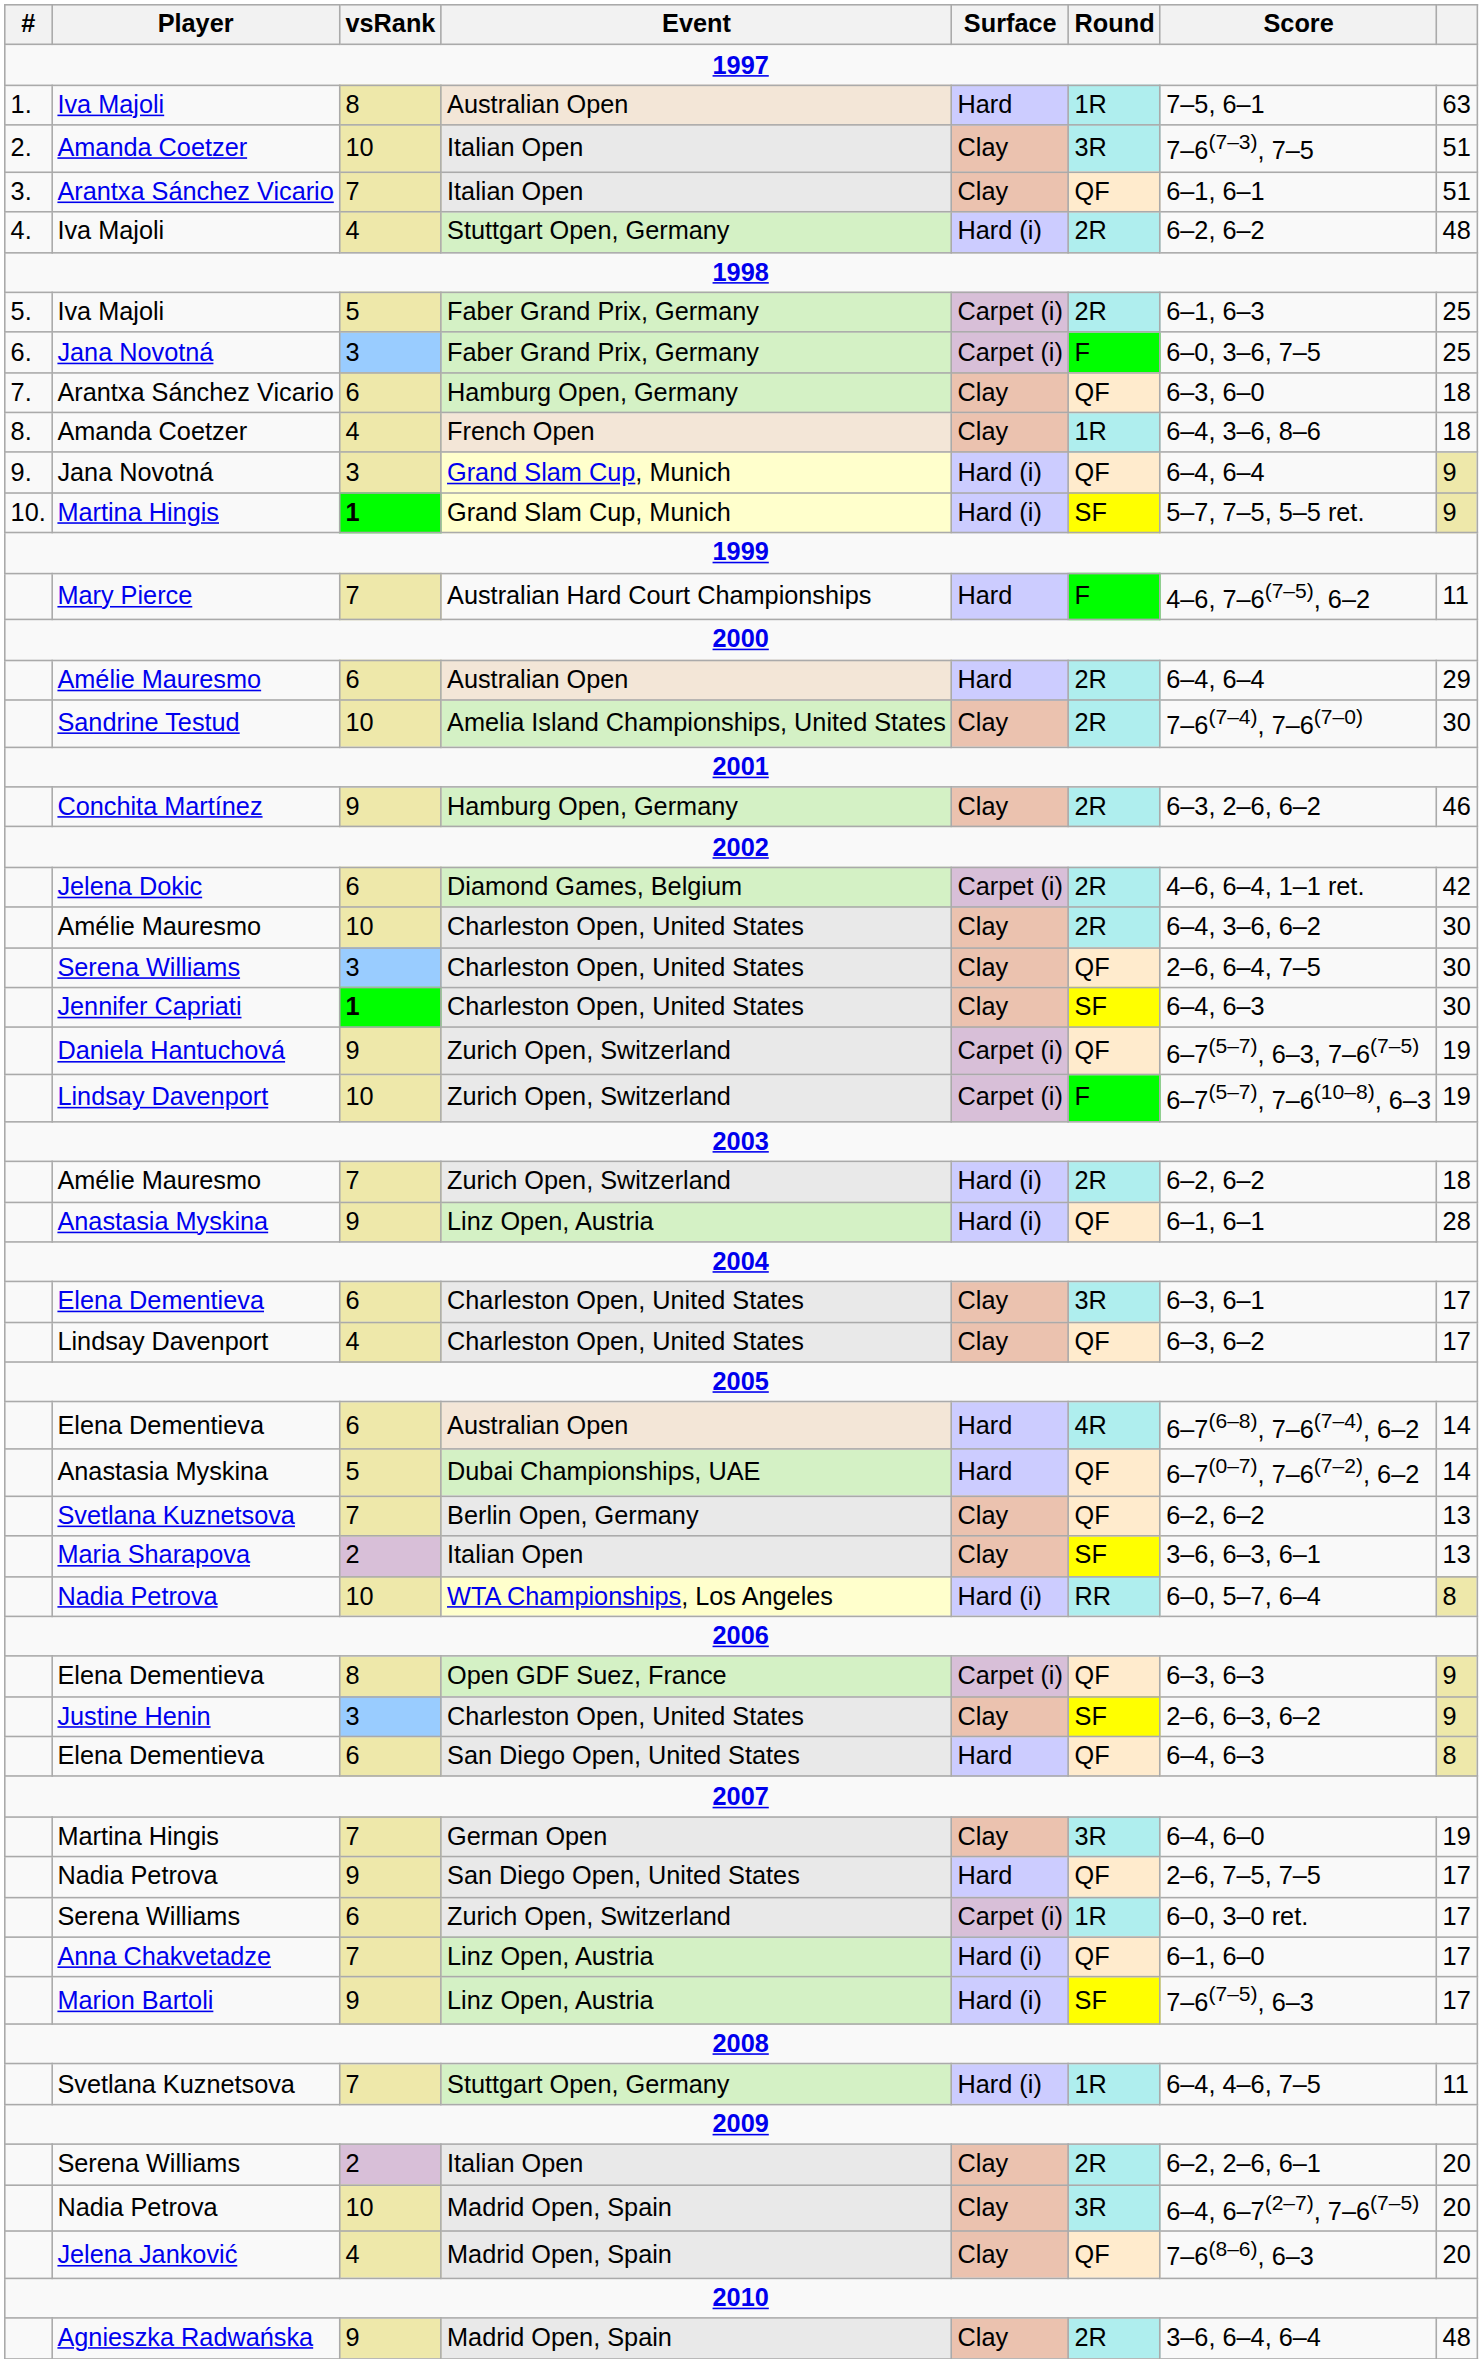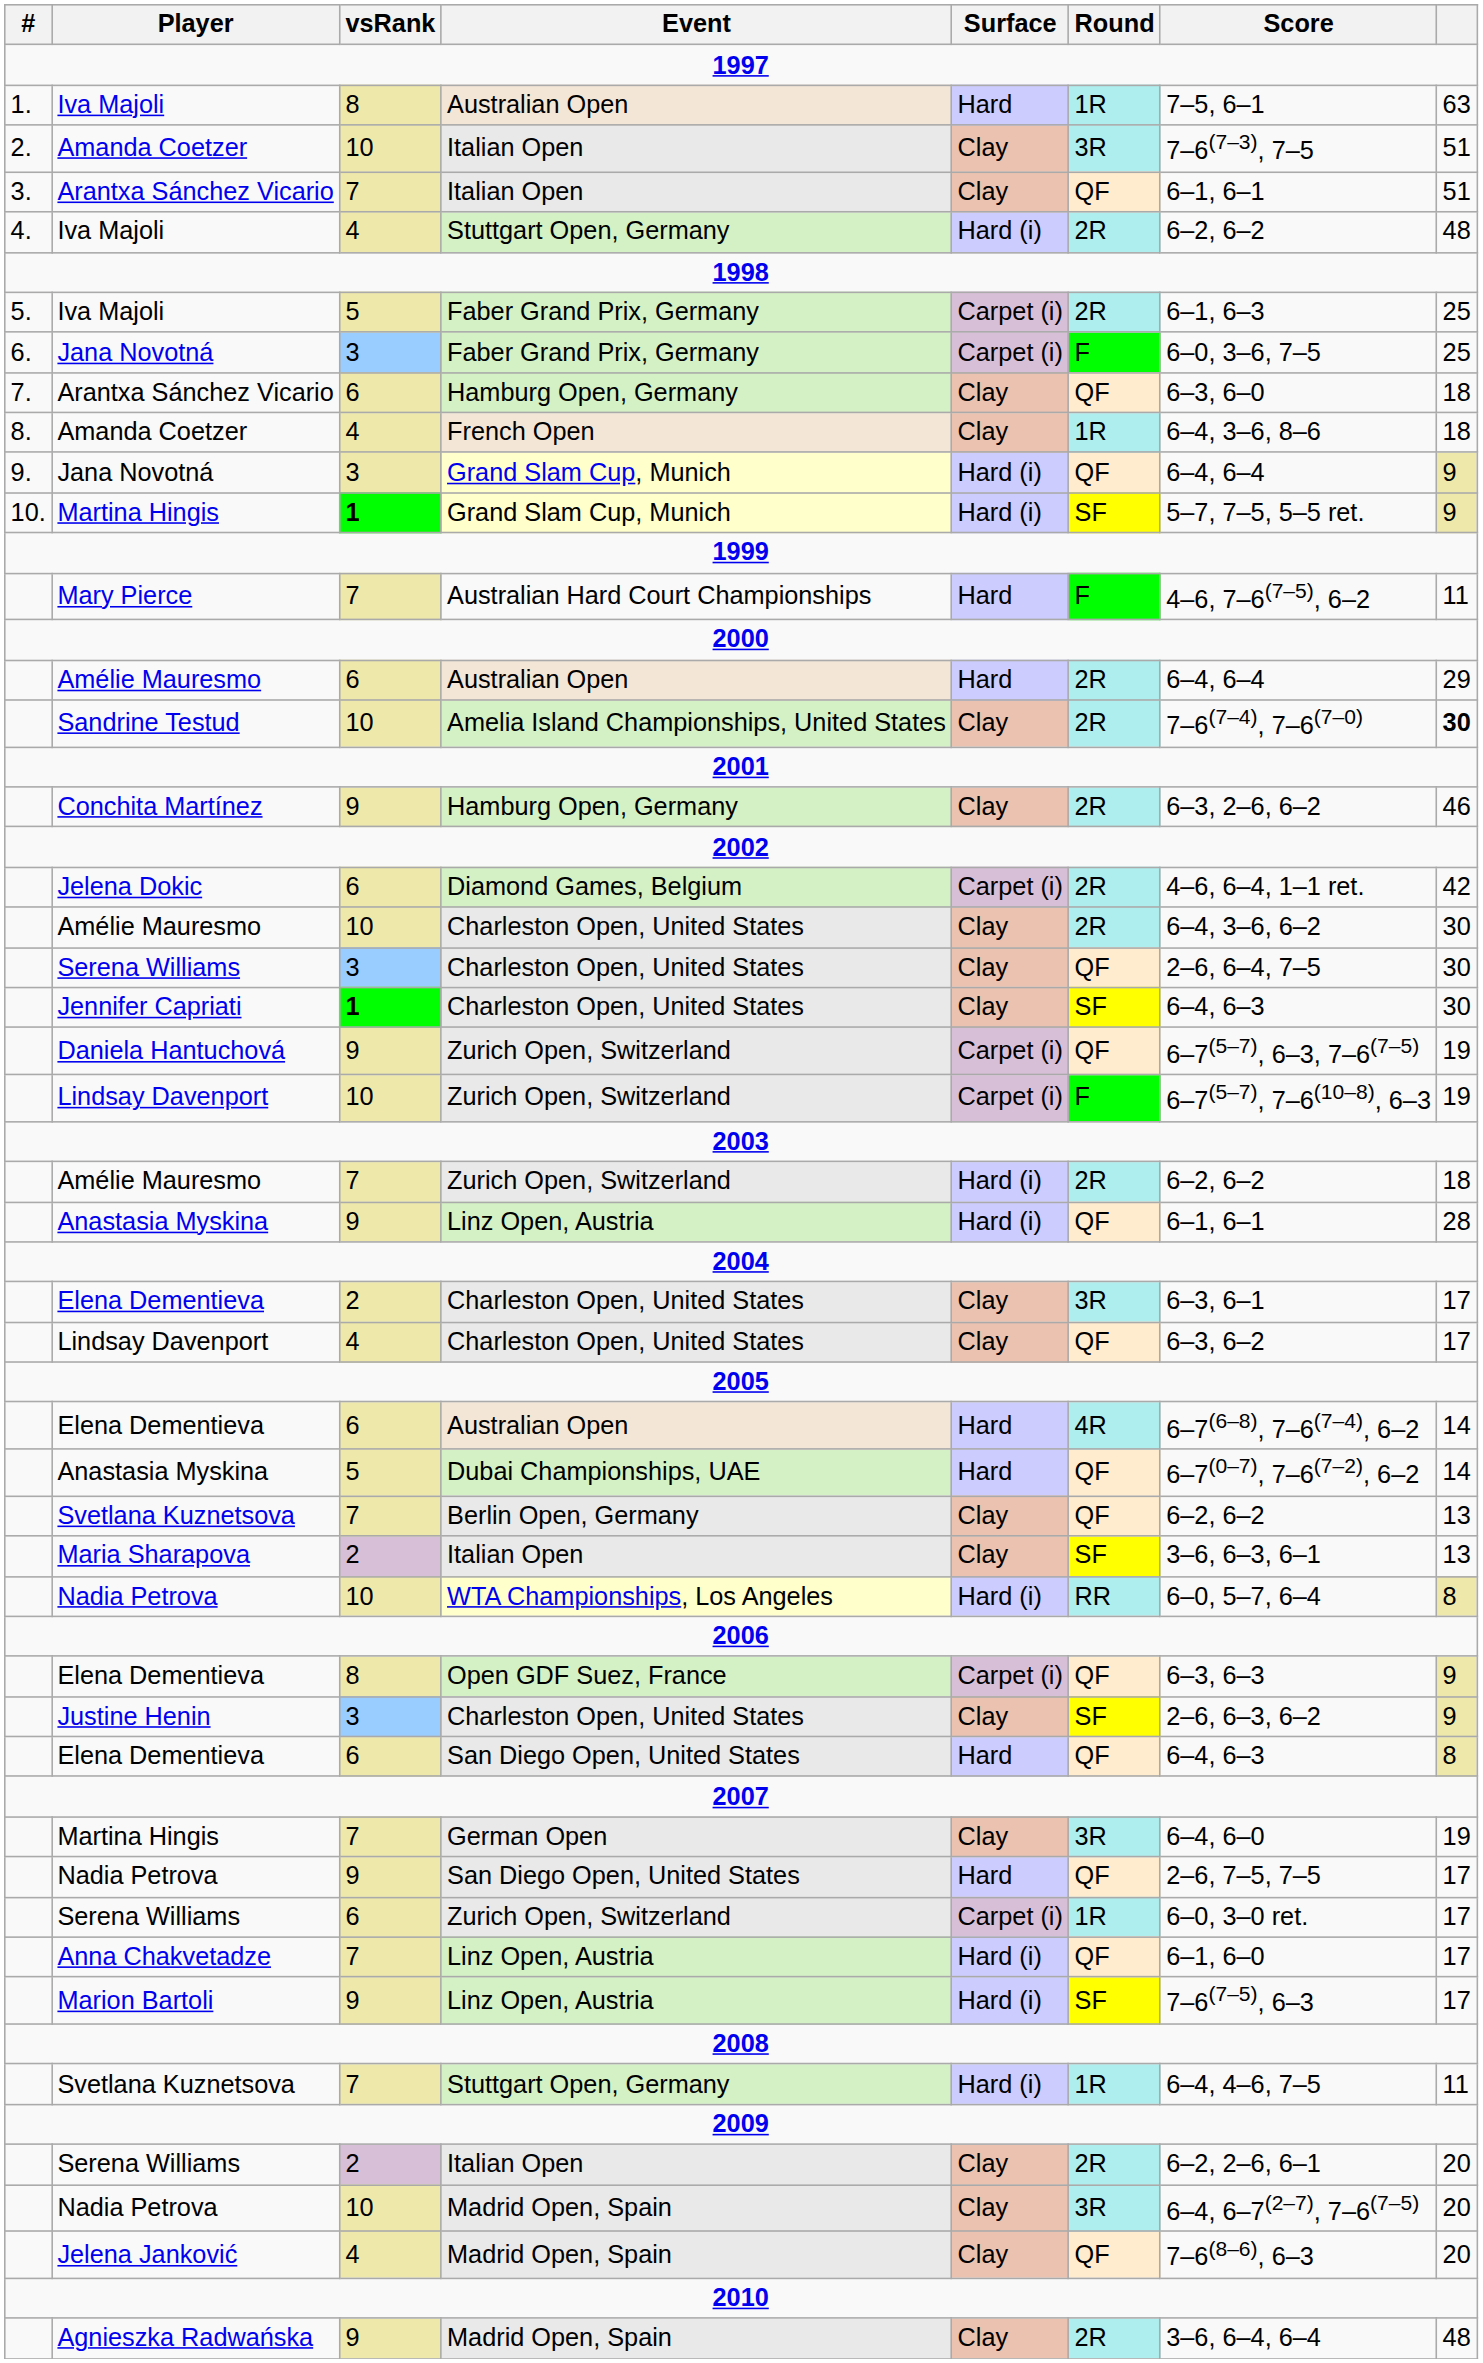(1457, 723) normal -> (1457, 723) bold
(352, 1301) 6 -> (352, 1301) 2
